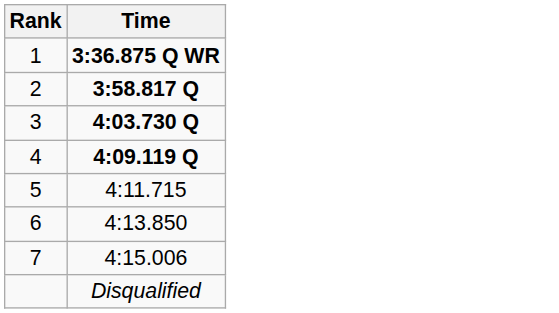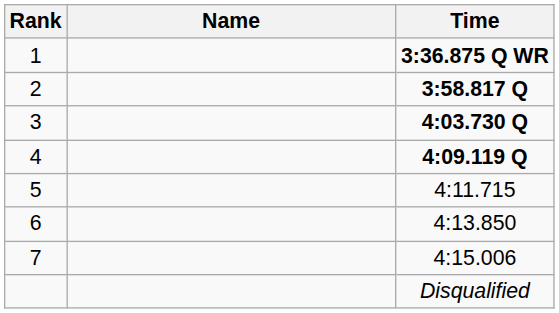+ column: (231, 21)
